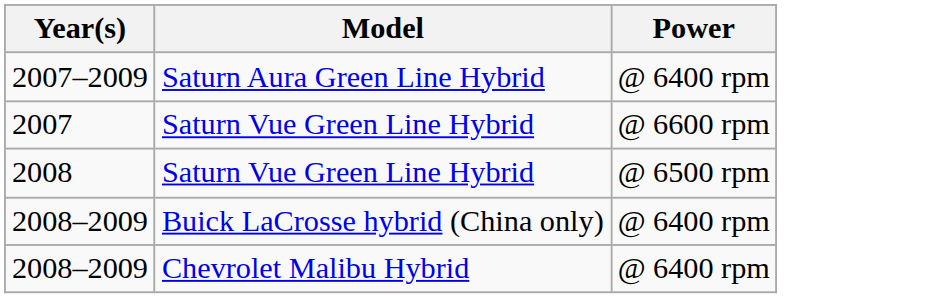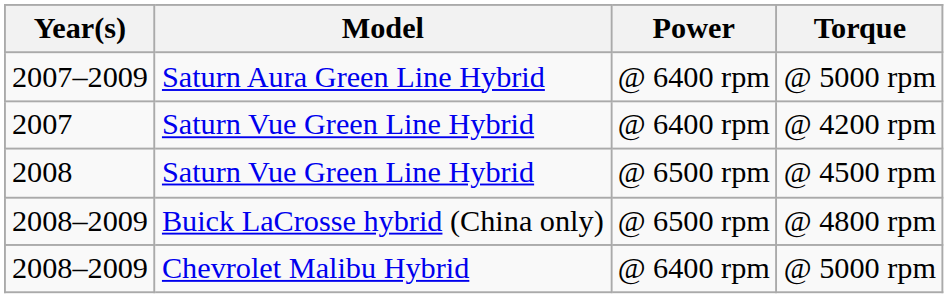+ column: (860, 28)
(694, 124) @ 6600 rpm -> (694, 124) @ 6400 rpm
(694, 220) @ 6400 rpm -> (694, 220) @ 6500 rpm
